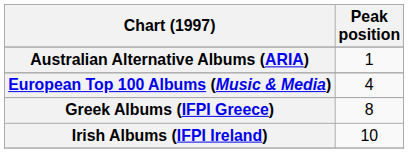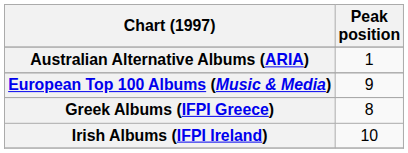(369, 85) 4 -> (369, 85) 9
